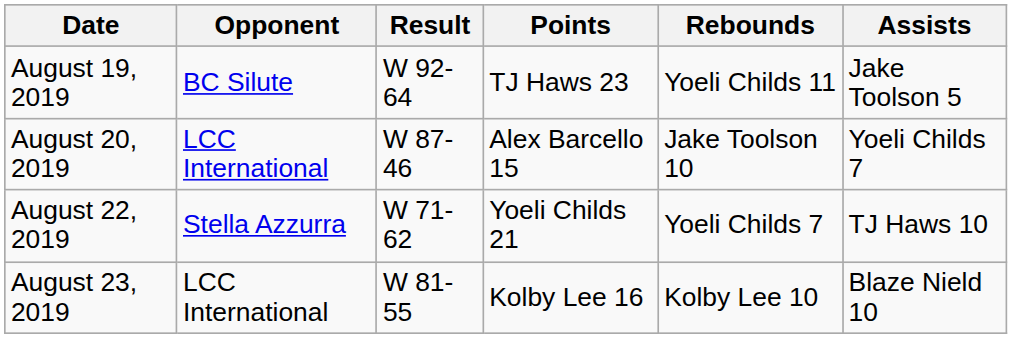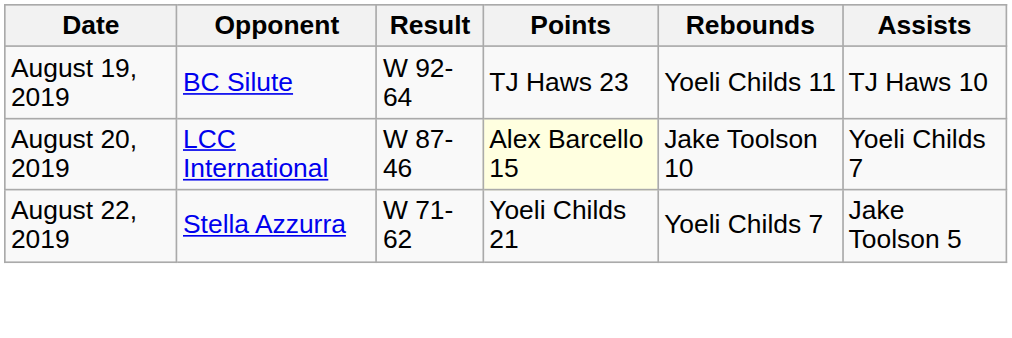(905, 82) Jake Toolson 5 -> (918, 82) TJ Haws 10
(566, 153) no background -> (566, 153) lightyellow background
(918, 225) TJ Haws 10 -> (905, 225) Jake Toolson 5
- row: (74, 296)
